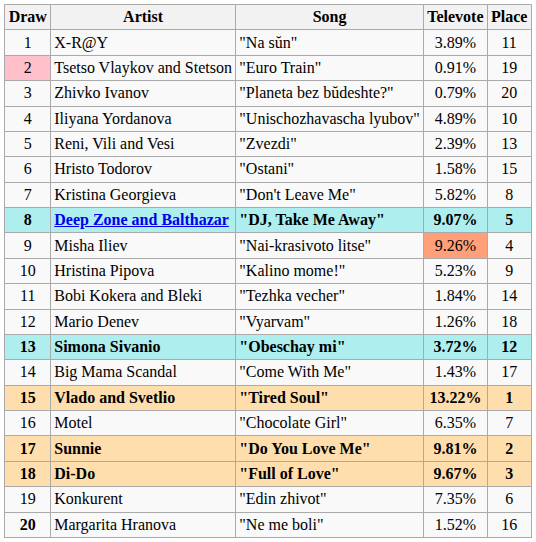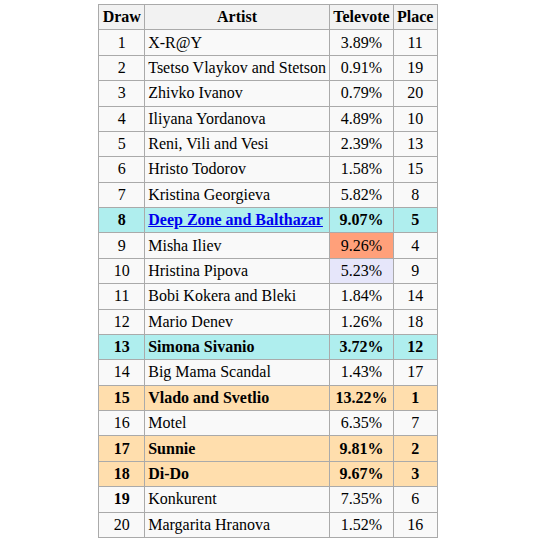- column: (330, 17)
(28, 67) pink background -> (122, 67) no background
(455, 270) no background -> (361, 270) lavender background
(28, 499) normal -> (122, 499) bold
(28, 524) bold -> (122, 524) normal
